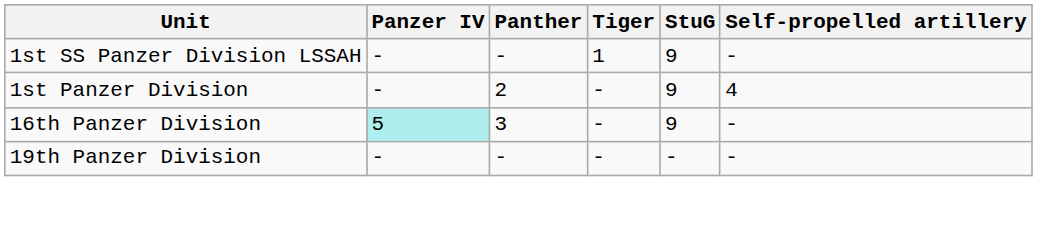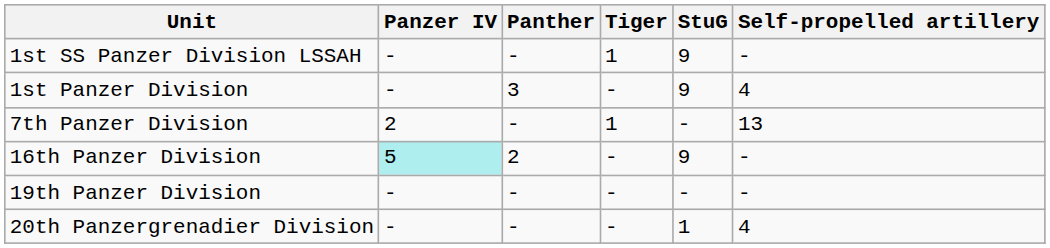(501, 90) 2 -> (513, 90) 3
+ row: (129, 124)
(501, 124) 3 -> (513, 158) 2
+ row: (192, 227)
